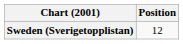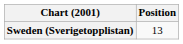(157, 30) 12 -> (157, 30) 13
